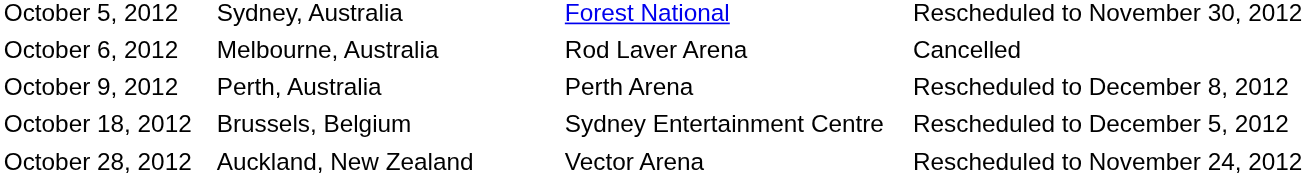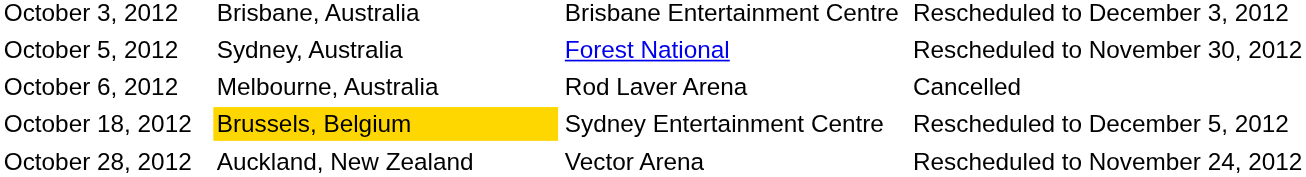+ row: (91, 12)
- row: (91, 87)
(314, 124) no background -> (314, 124) gold background
